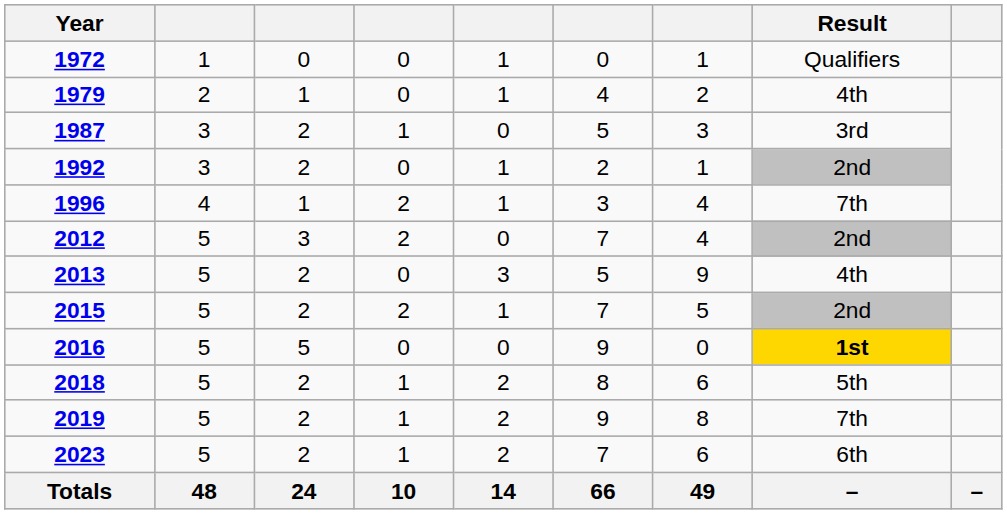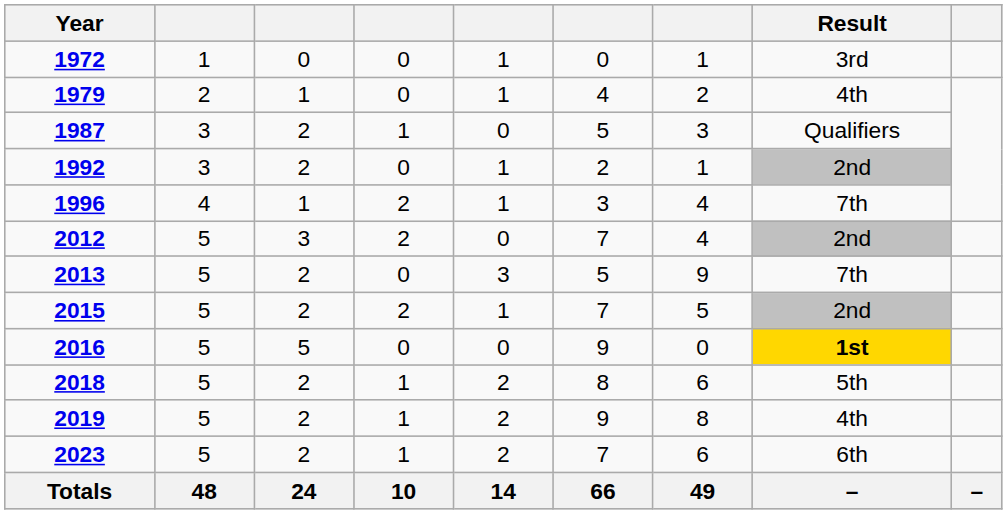(852, 59) Qualifiers -> (852, 59) 3rd
(852, 131) 3rd -> (852, 131) Qualifiers
(852, 275) 4th -> (852, 275) 7th
(852, 419) 7th -> (852, 419) 4th
